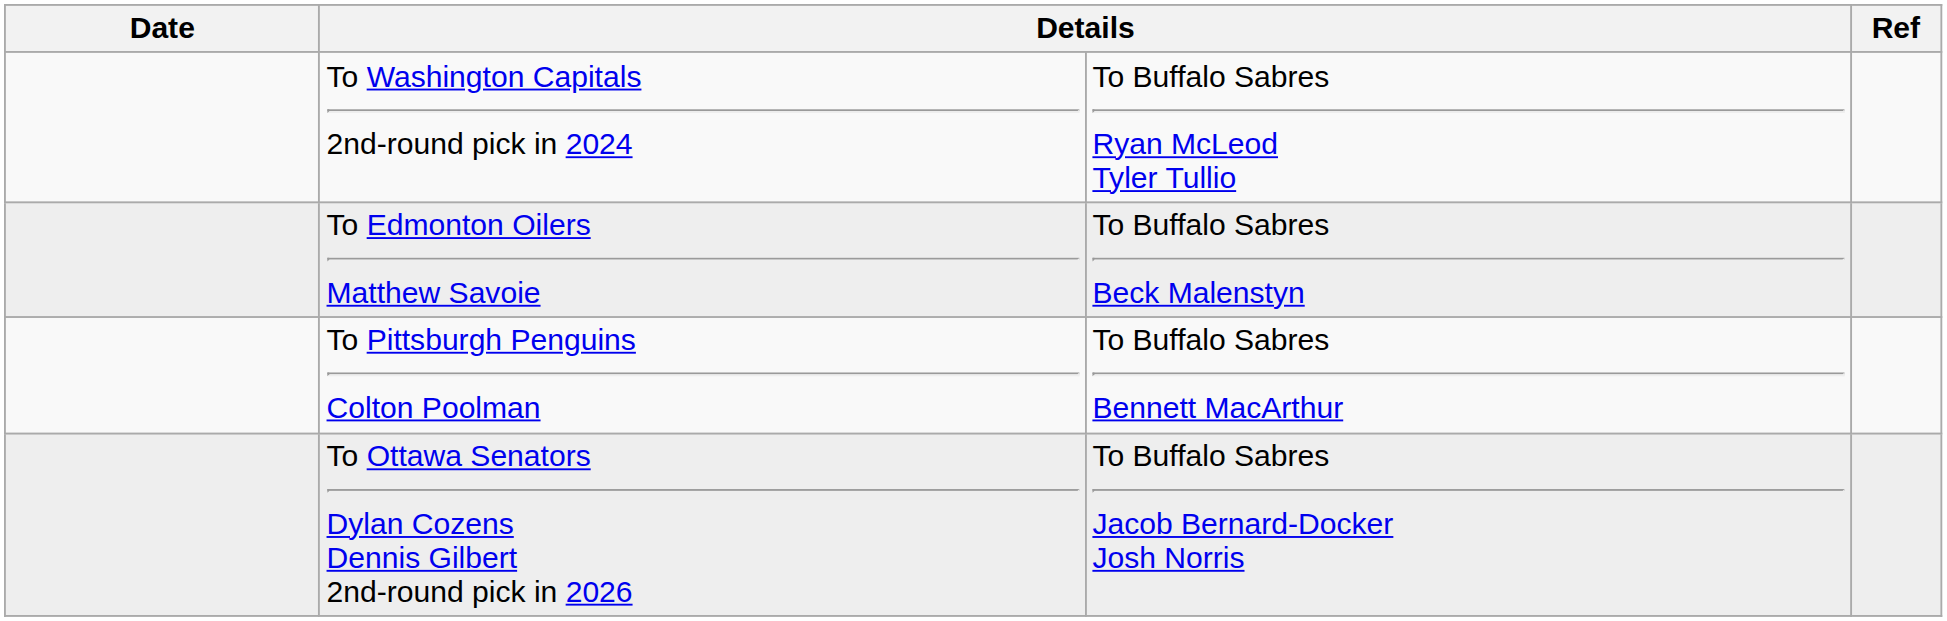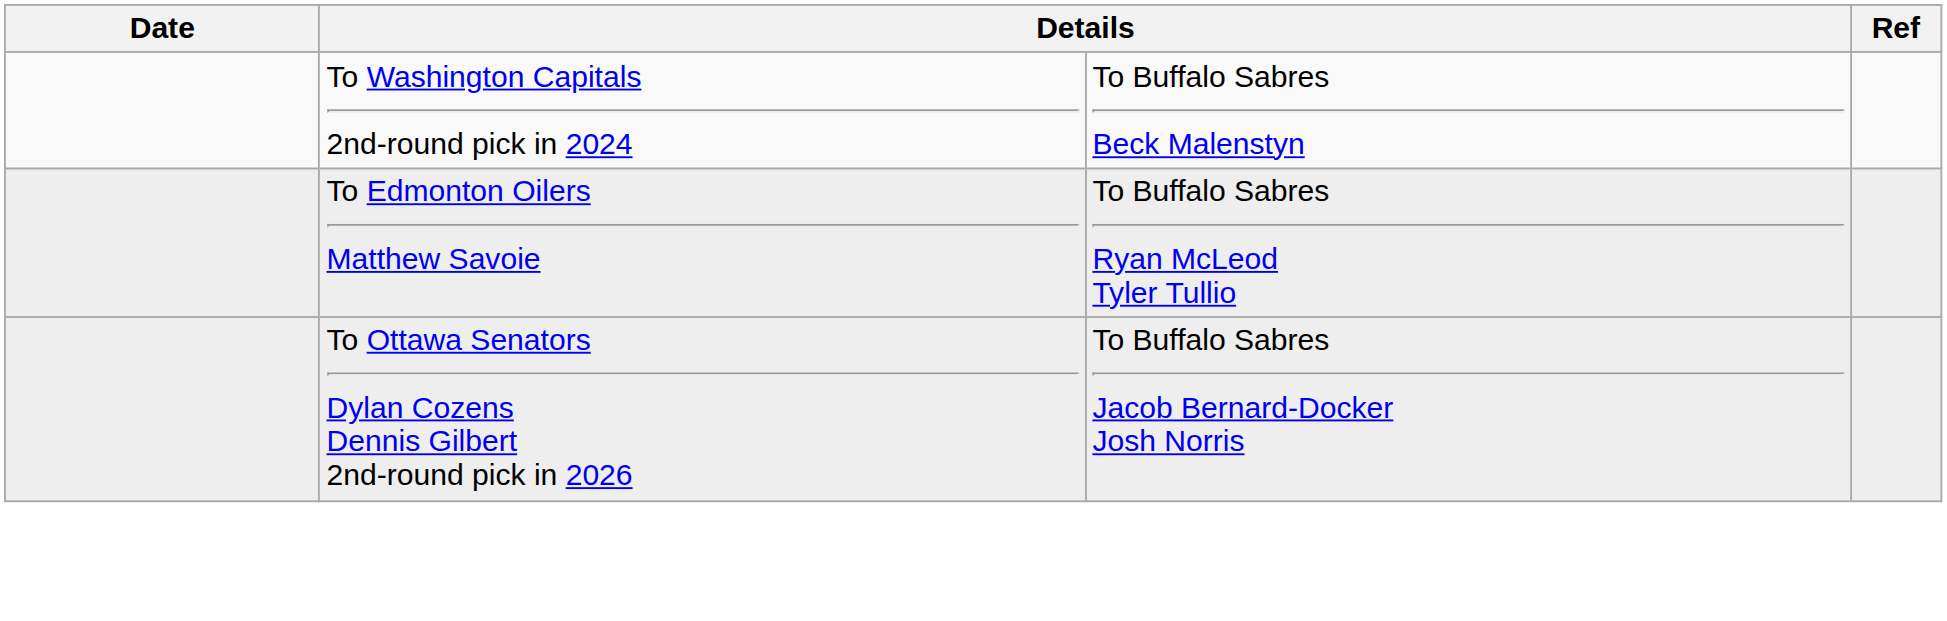(1468, 126) To Buffalo Sabres Ryan McLeod Tyler Tullio -> (1468, 109) To Buffalo Sabres Beck Malenstyn
(1468, 259) To Buffalo Sabres Beck Malenstyn -> (1468, 242) To Buffalo Sabres Ryan McLeod Tyler Tullio
- row: (703, 374)
